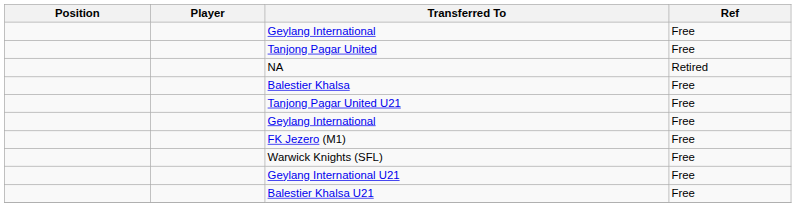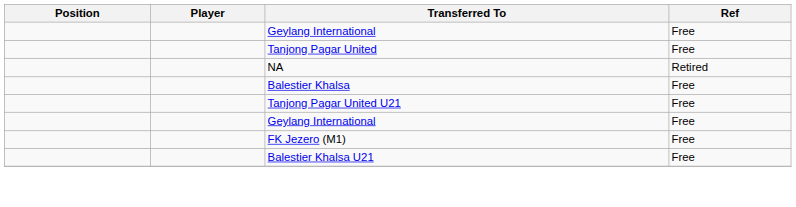- row: (325, 157)
- row: (334, 175)
